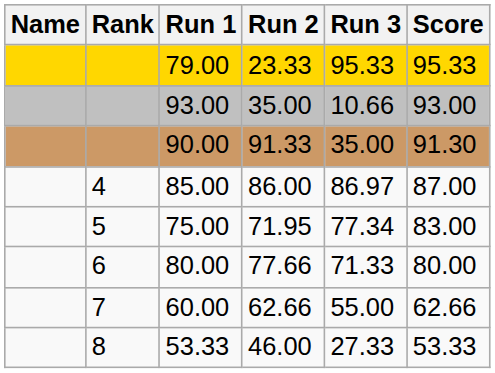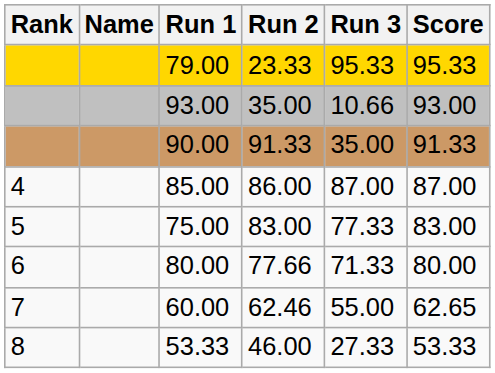columns swapped: (123, 24) <-> (45, 24)
(445, 145) 91.30 -> (445, 145) 91.33
(362, 186) 86.97 -> (362, 186) 87.00
(280, 226) 71.95 -> (280, 226) 83.00
(362, 226) 77.34 -> (362, 226) 77.33
(280, 307) 62.66 -> (280, 307) 62.46
(445, 307) 62.66 -> (445, 307) 62.65
